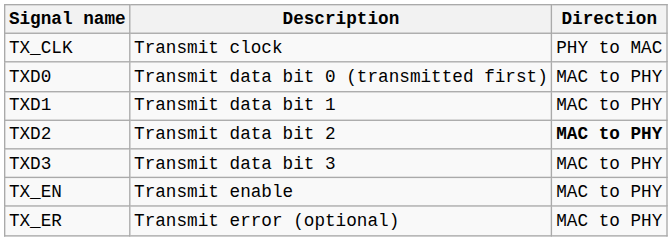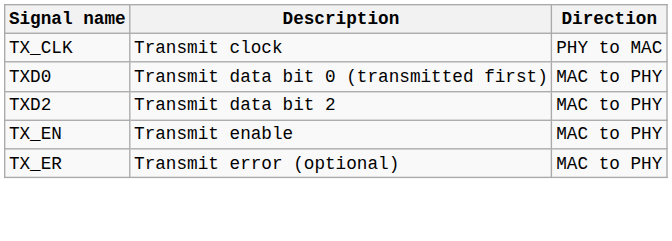- row: (30, 106)
(609, 134) bold -> (609, 106) normal
- row: (30, 163)
